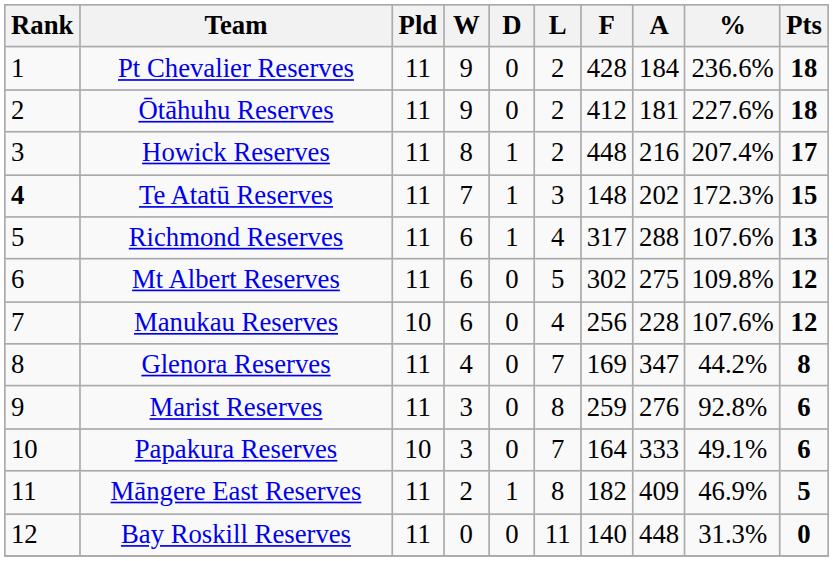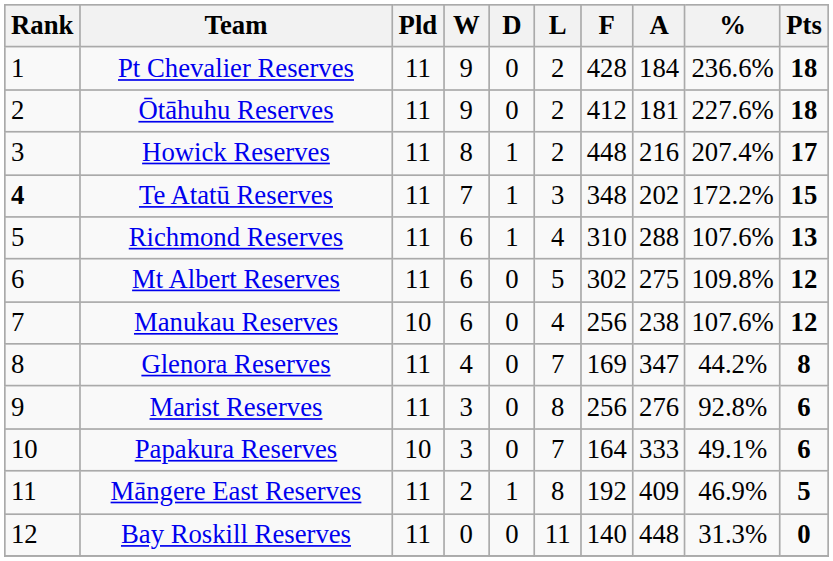(607, 195) 148 -> (607, 195) 348
(733, 195) 172.3% -> (733, 195) 172.2%
(607, 237) 317 -> (607, 237) 310
(659, 322) 228 -> (659, 322) 238
(607, 407) 259 -> (607, 407) 256
(607, 491) 182 -> (607, 491) 192
